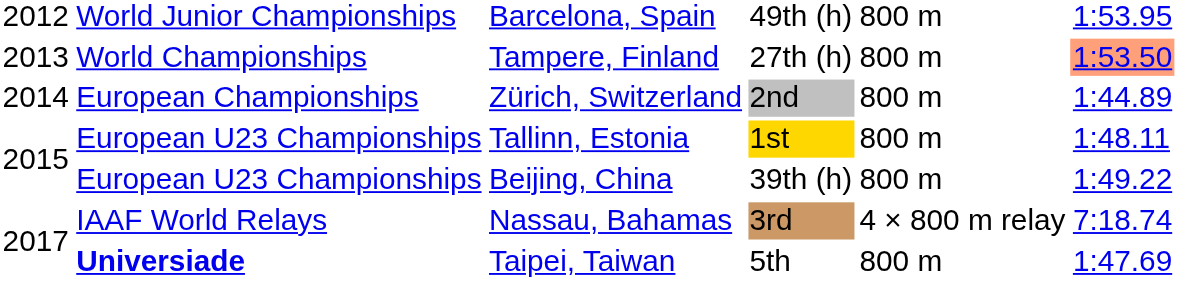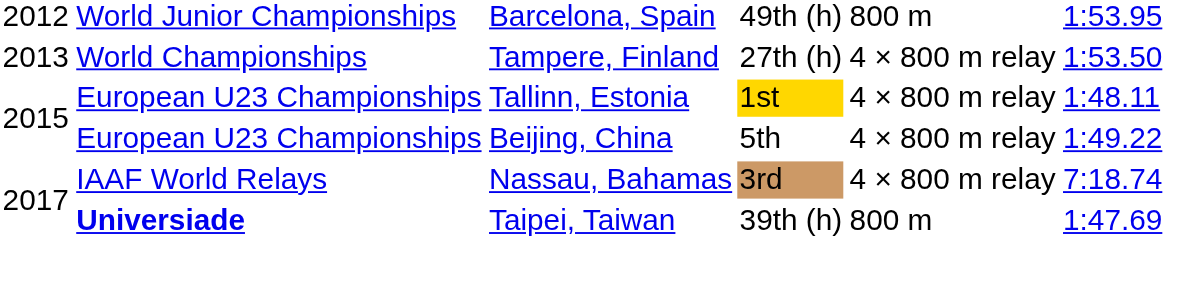(901, 56) 800 m -> (953, 56) 4 × 800 m relay
(1123, 56) lightsalmon background -> (1113, 56) no background
- row: (616, 97)
(901, 138) 800 m -> (953, 97) 4 × 800 m relay
(801, 179) 39th (h) -> (760, 138) 5th
(901, 179) 800 m -> (953, 138) 4 × 800 m relay
(770, 261) 5th -> (791, 220) 39th (h)
